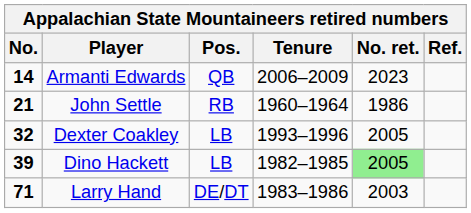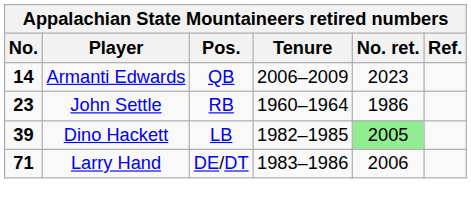(23, 105) 21 -> (23, 105) 23
- row: (116, 134)
(388, 192) 2003 -> (388, 163) 2006
